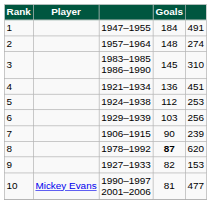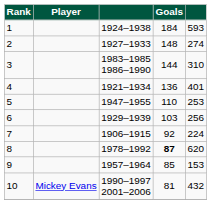(126, 28) 1947–1955 -> (126, 28) 1924–1938
(196, 28) 491 -> (196, 28) 593
(126, 43) 1957–1964 -> (126, 43) 1927–1933
(169, 65) 145 -> (169, 65) 144
(196, 86) 451 -> (196, 86) 401
(126, 102) 1924–1938 -> (126, 102) 1947–1955
(169, 102) 112 -> (169, 102) 110
(169, 133) 90 -> (169, 133) 92
(196, 133) 239 -> (196, 133) 224
(126, 165) 1927–1933 -> (126, 165) 1957–1964
(169, 165) 82 -> (169, 165) 85
(196, 186) 477 -> (196, 186) 432
